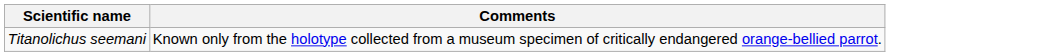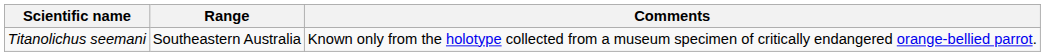+ column: (227, 16)
